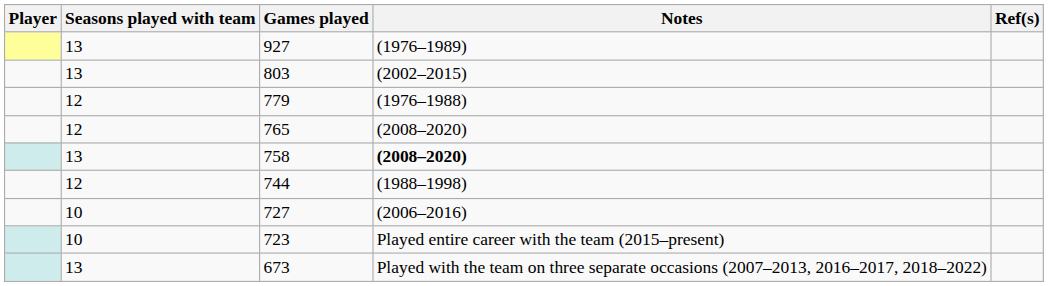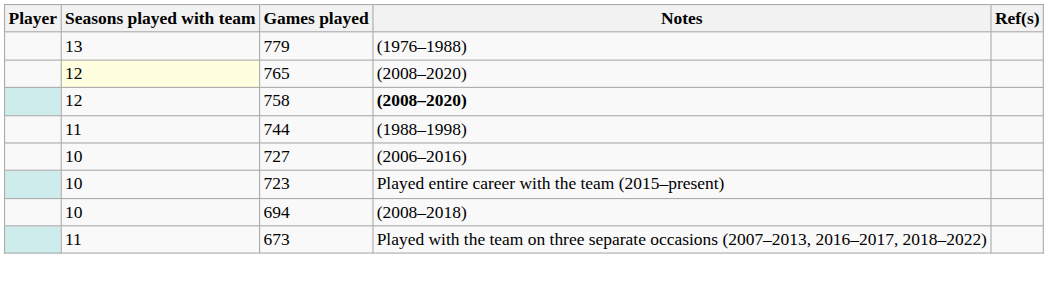- row: (277, 45)
- row: (277, 73)
(74, 101) 12 -> (74, 45) 13
(74, 128) no background -> (74, 73) lightyellow background
(74, 156) 13 -> (74, 101) 12
(74, 184) 12 -> (73, 128) 11
+ row: (277, 211)
(74, 267) 13 -> (73, 239) 11
